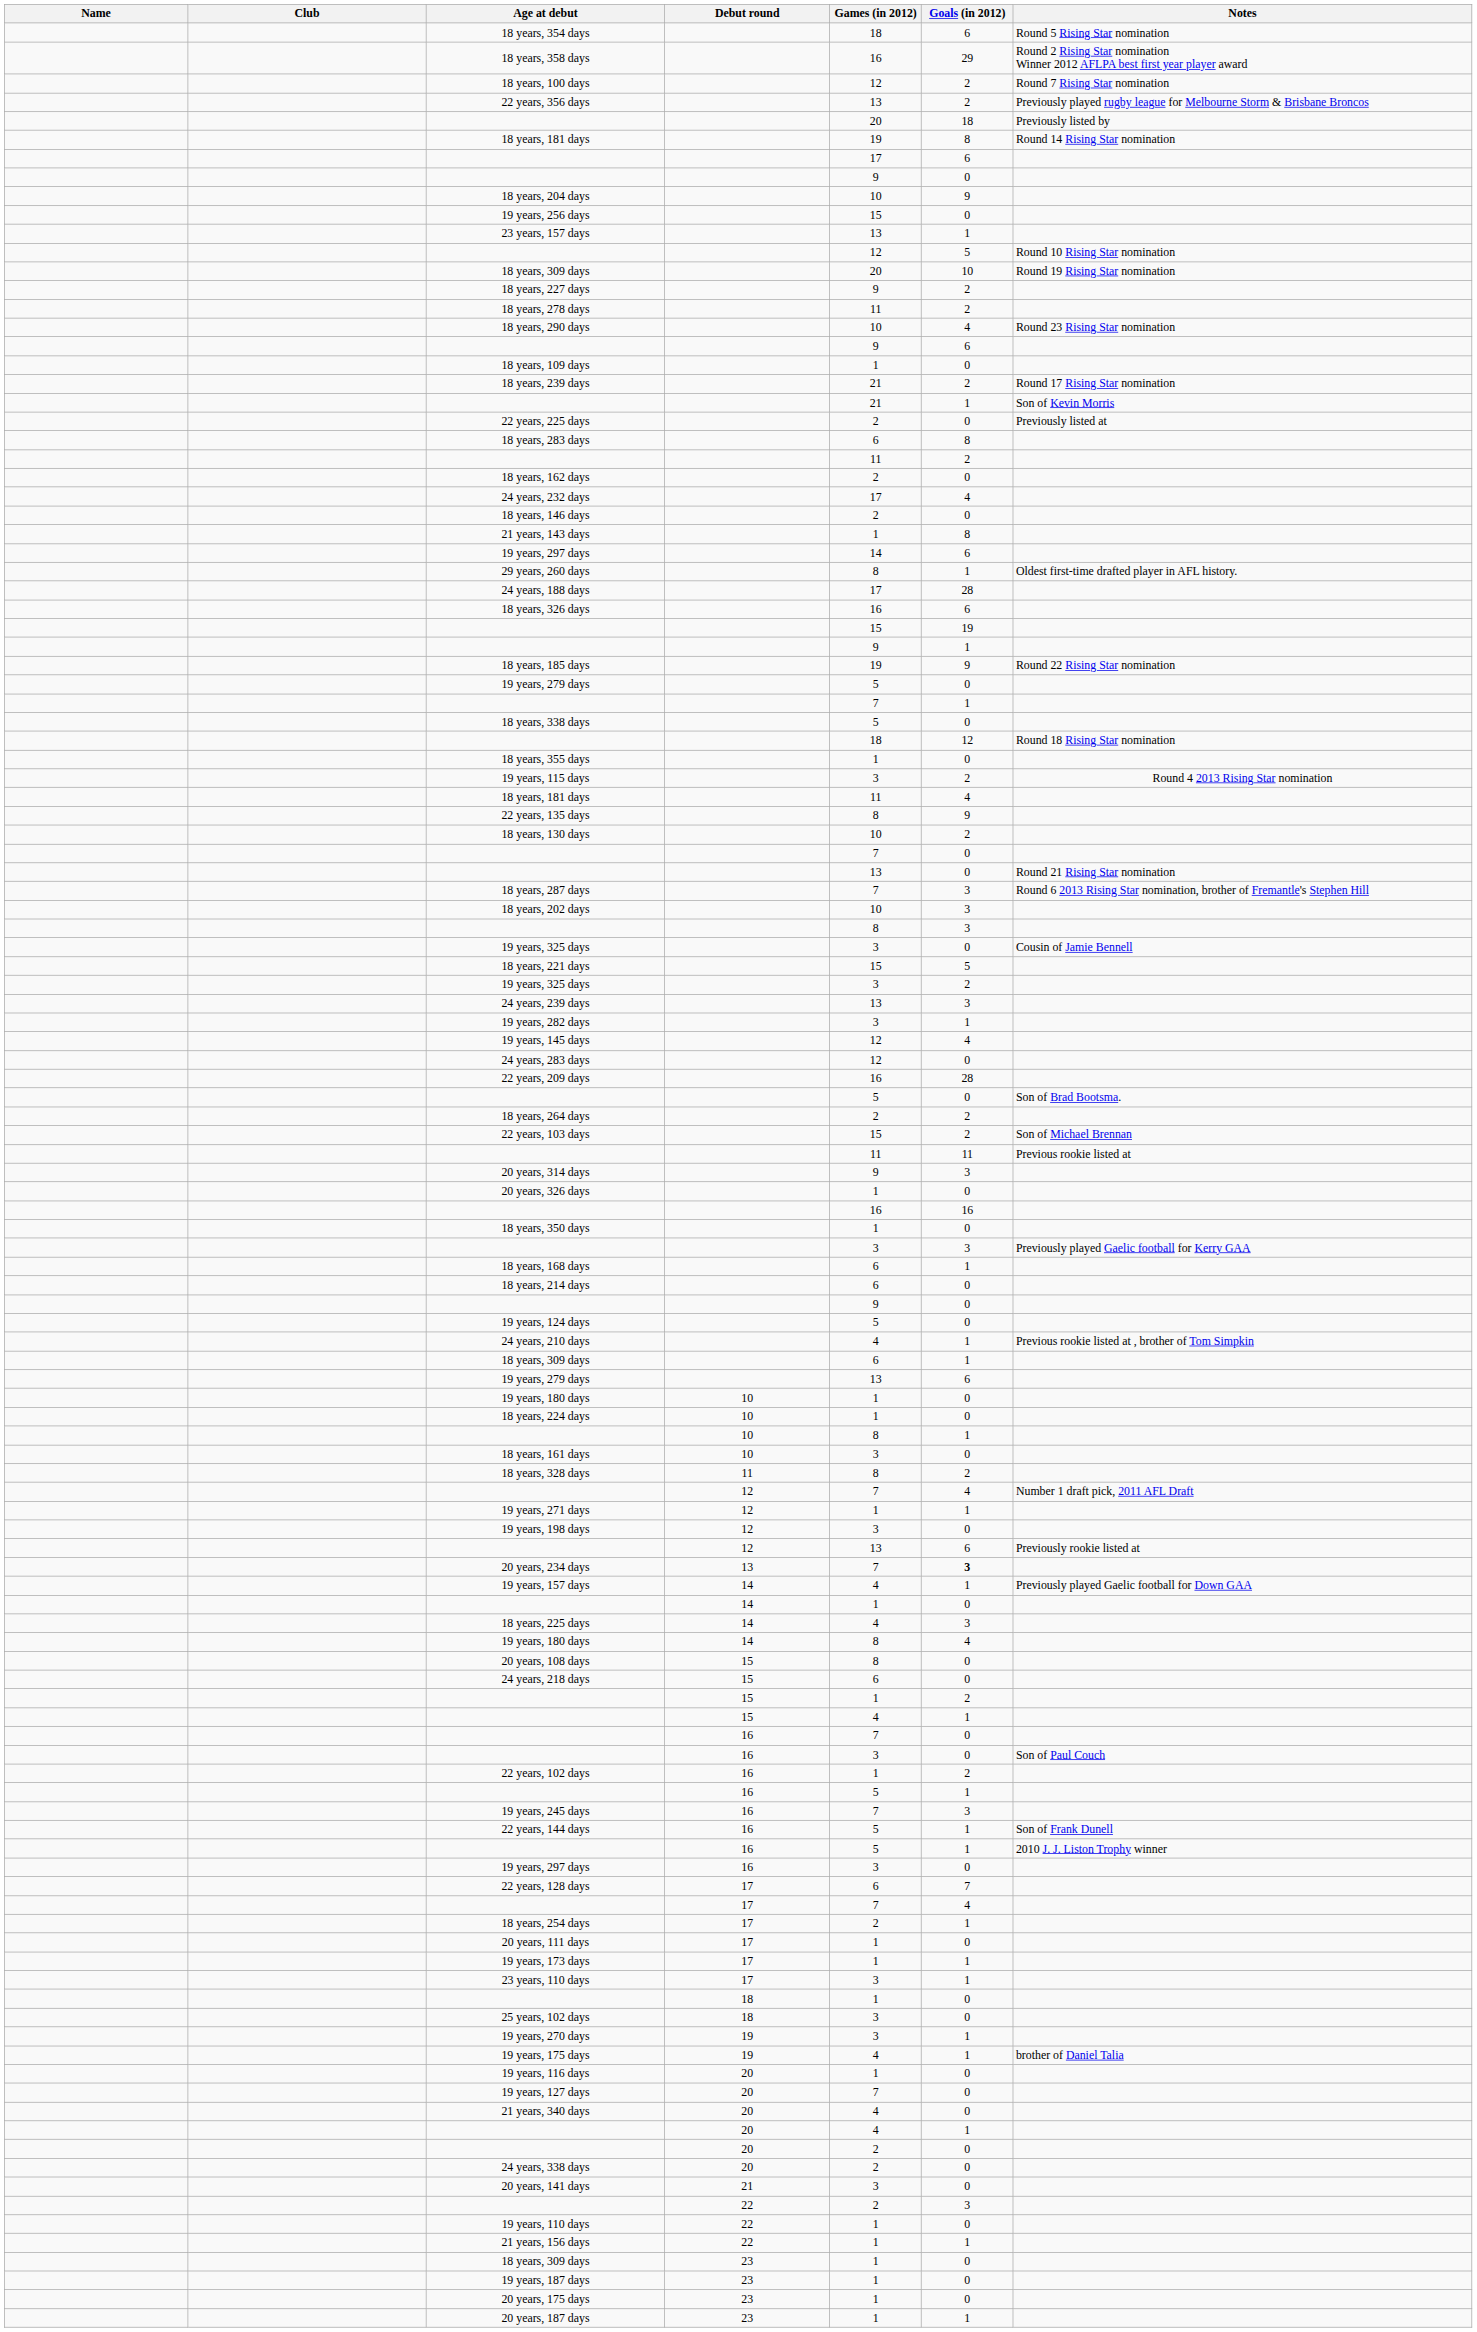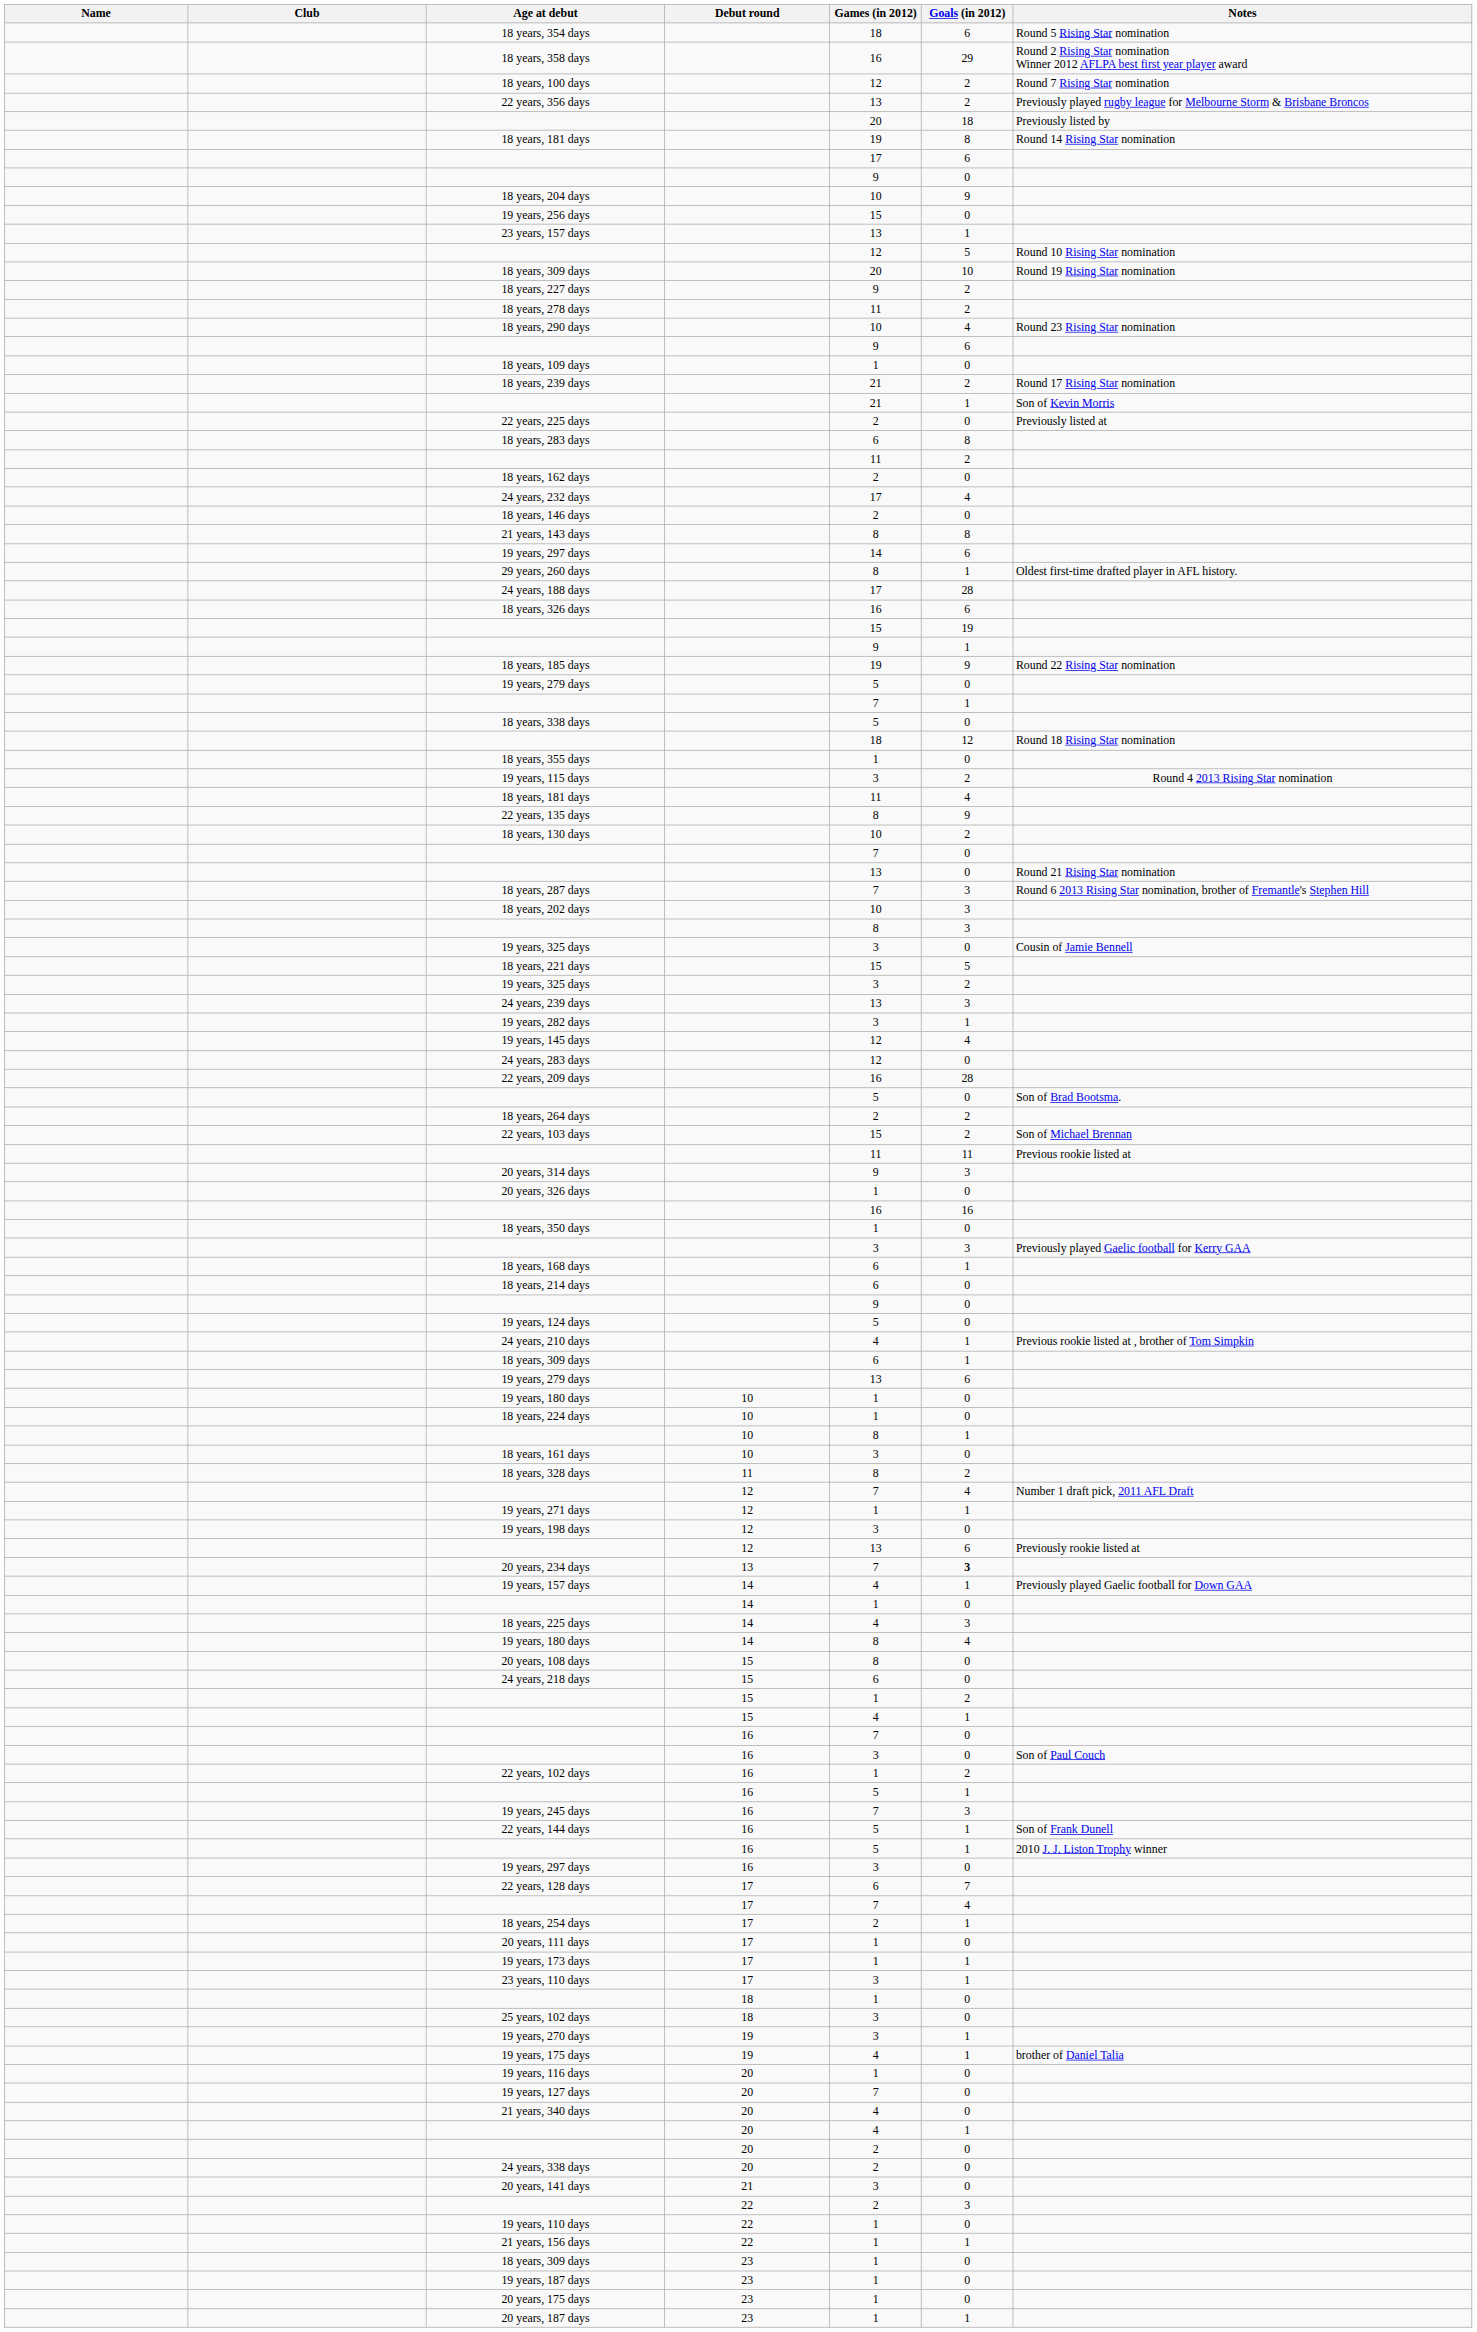(876, 534) 1 -> (876, 534) 8
